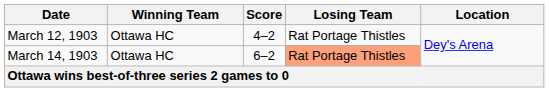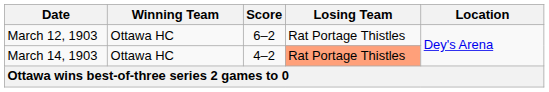(264, 35) 4–2 -> (264, 35) 6–2
(264, 55) 6–2 -> (264, 55) 4–2
